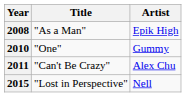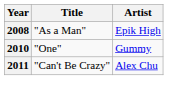- row: (18, 83)
